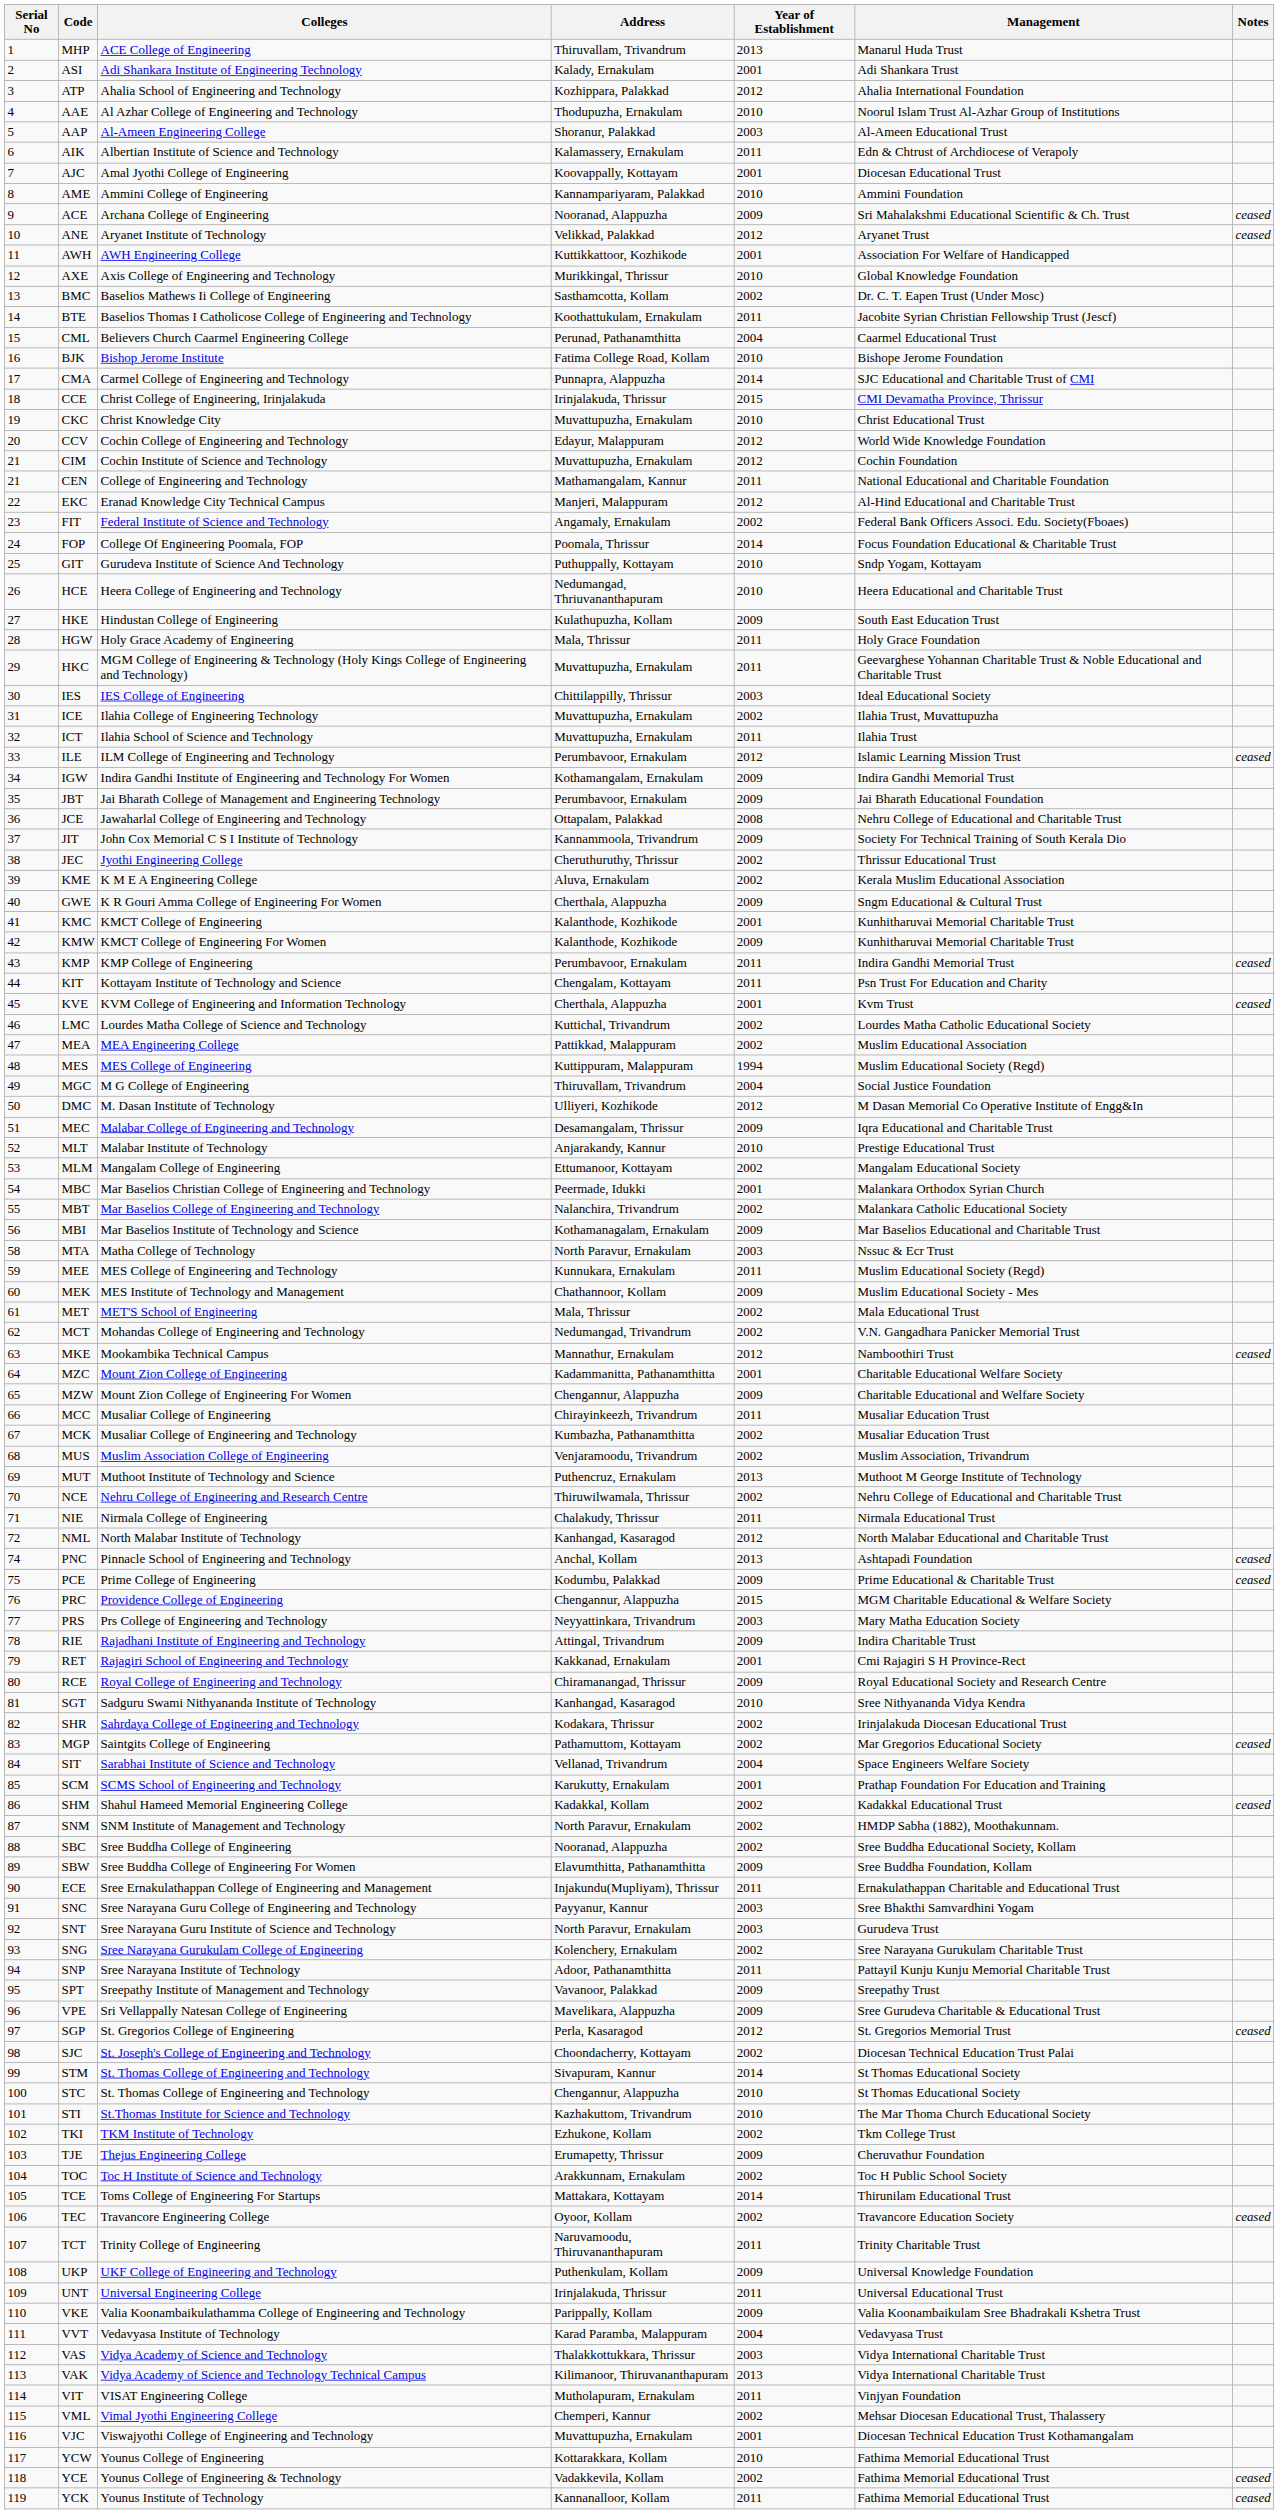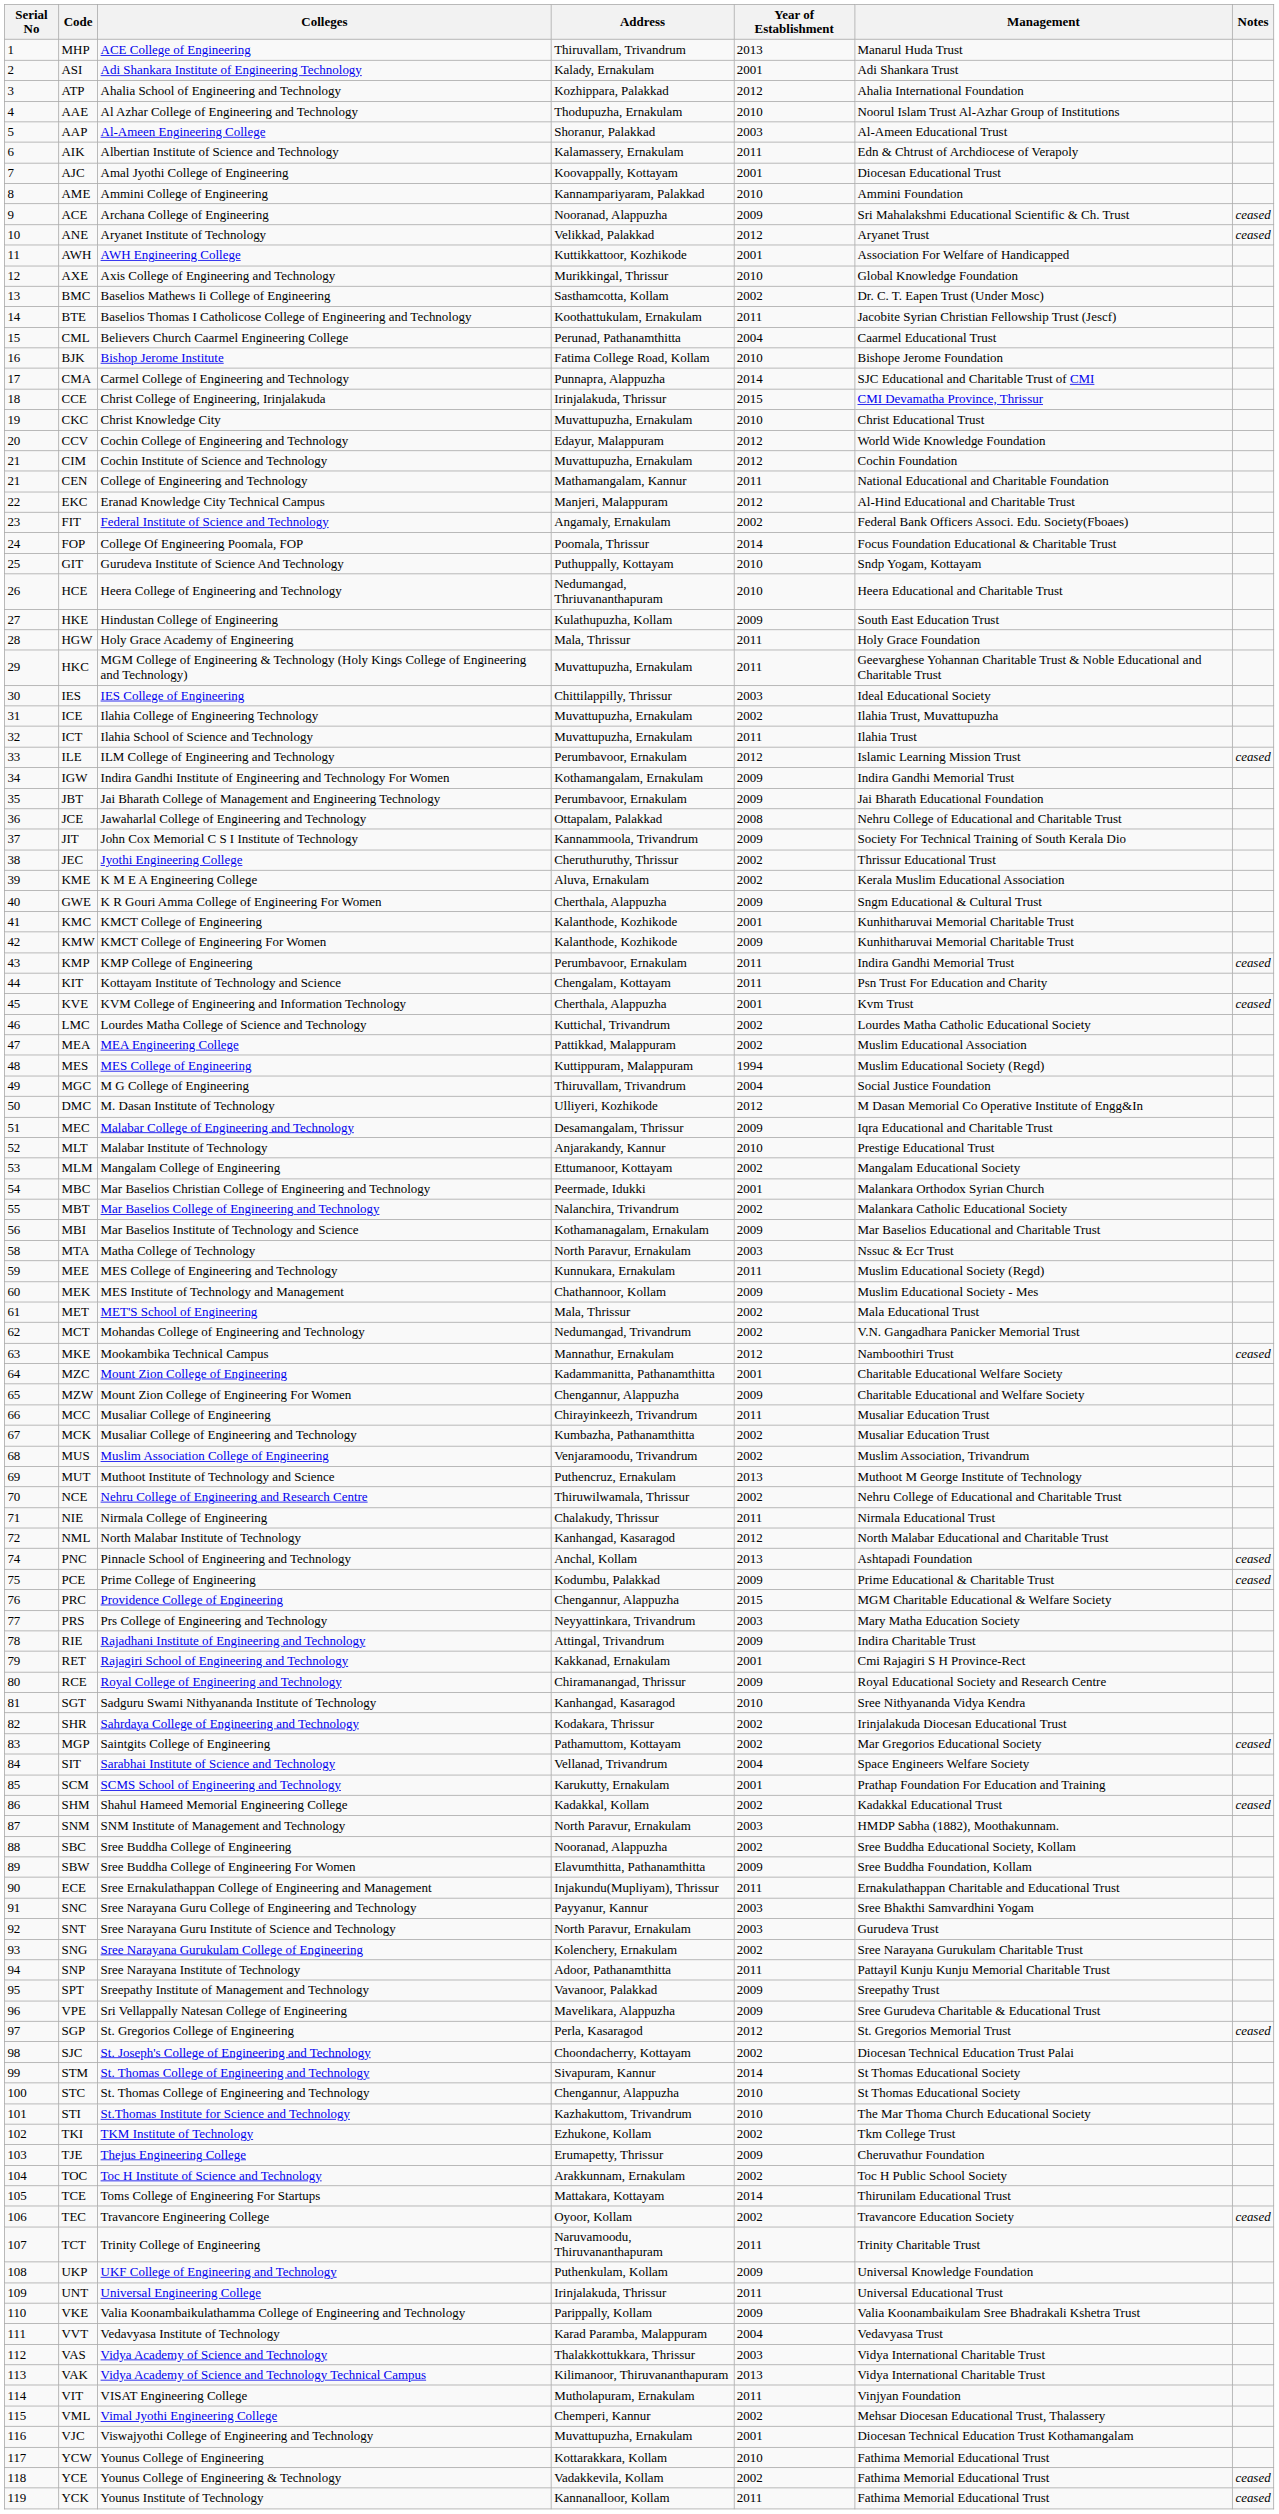(750, 1826) 2002 -> (750, 1826) 2003
